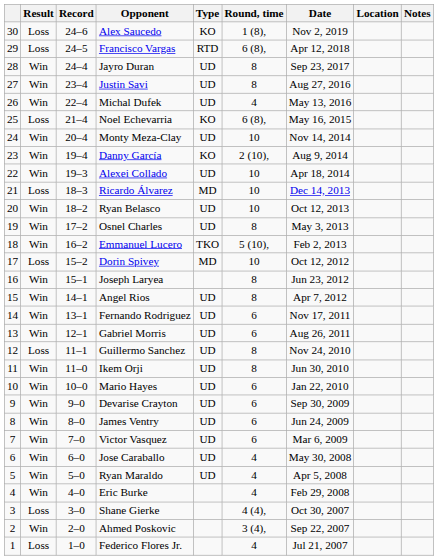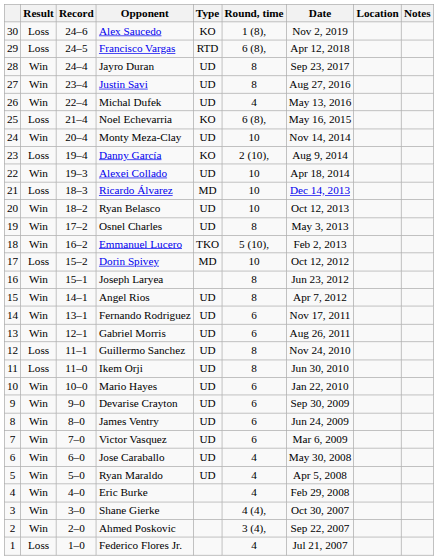(39, 155) Win -> (39, 155) Loss
(39, 368) Win -> (39, 368) Loss
(39, 510) Loss -> (39, 510) Win
